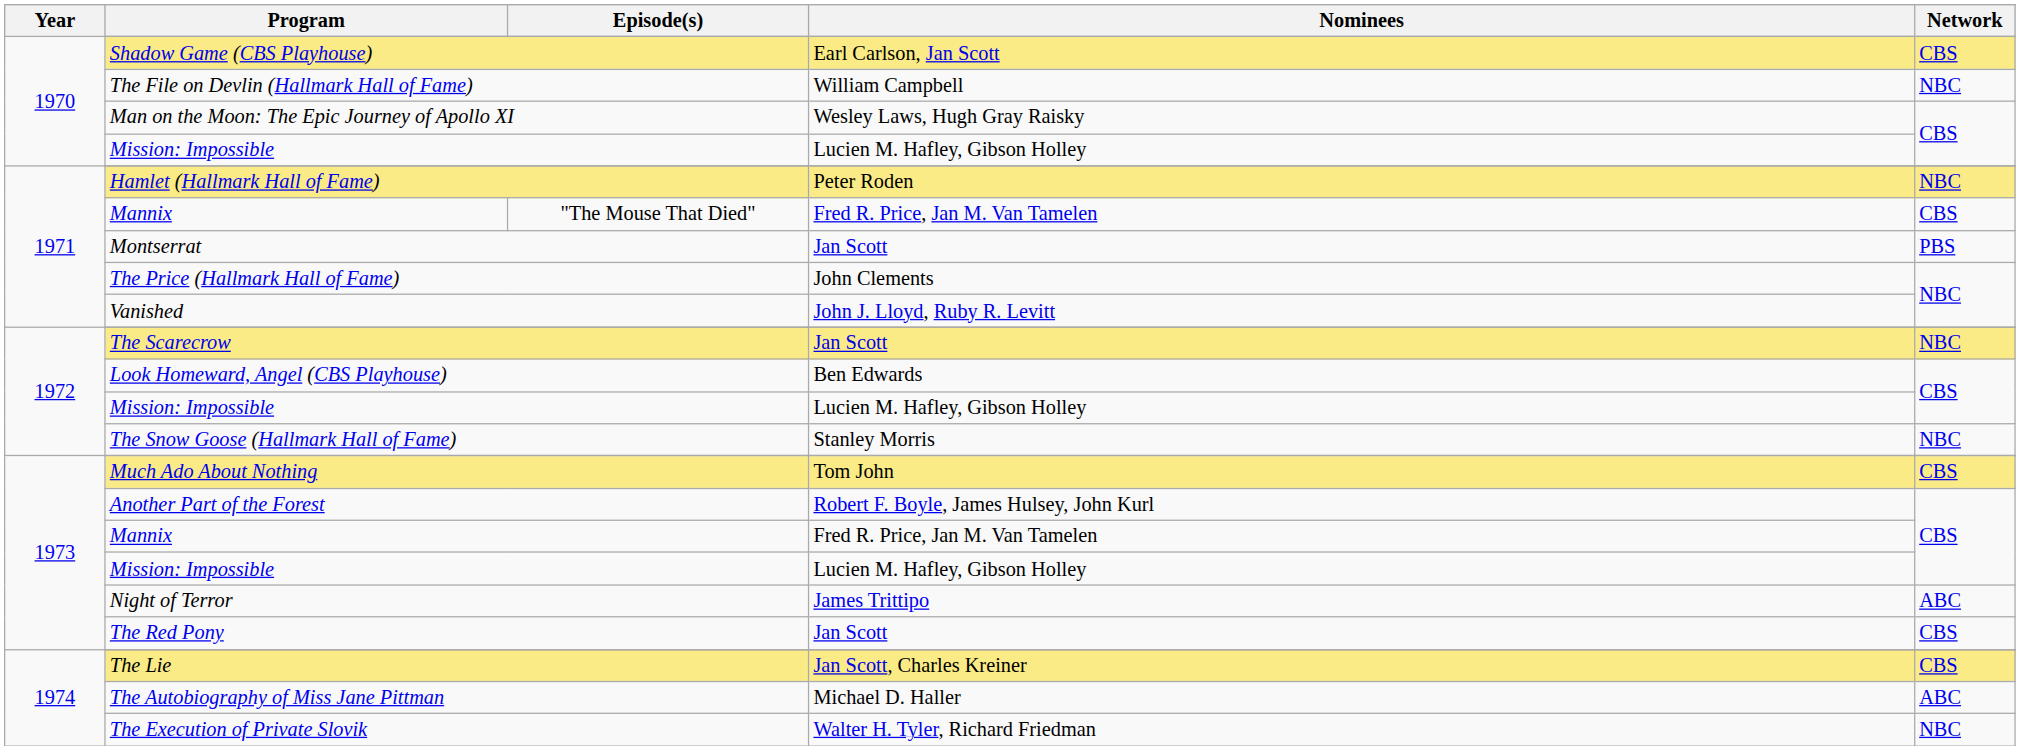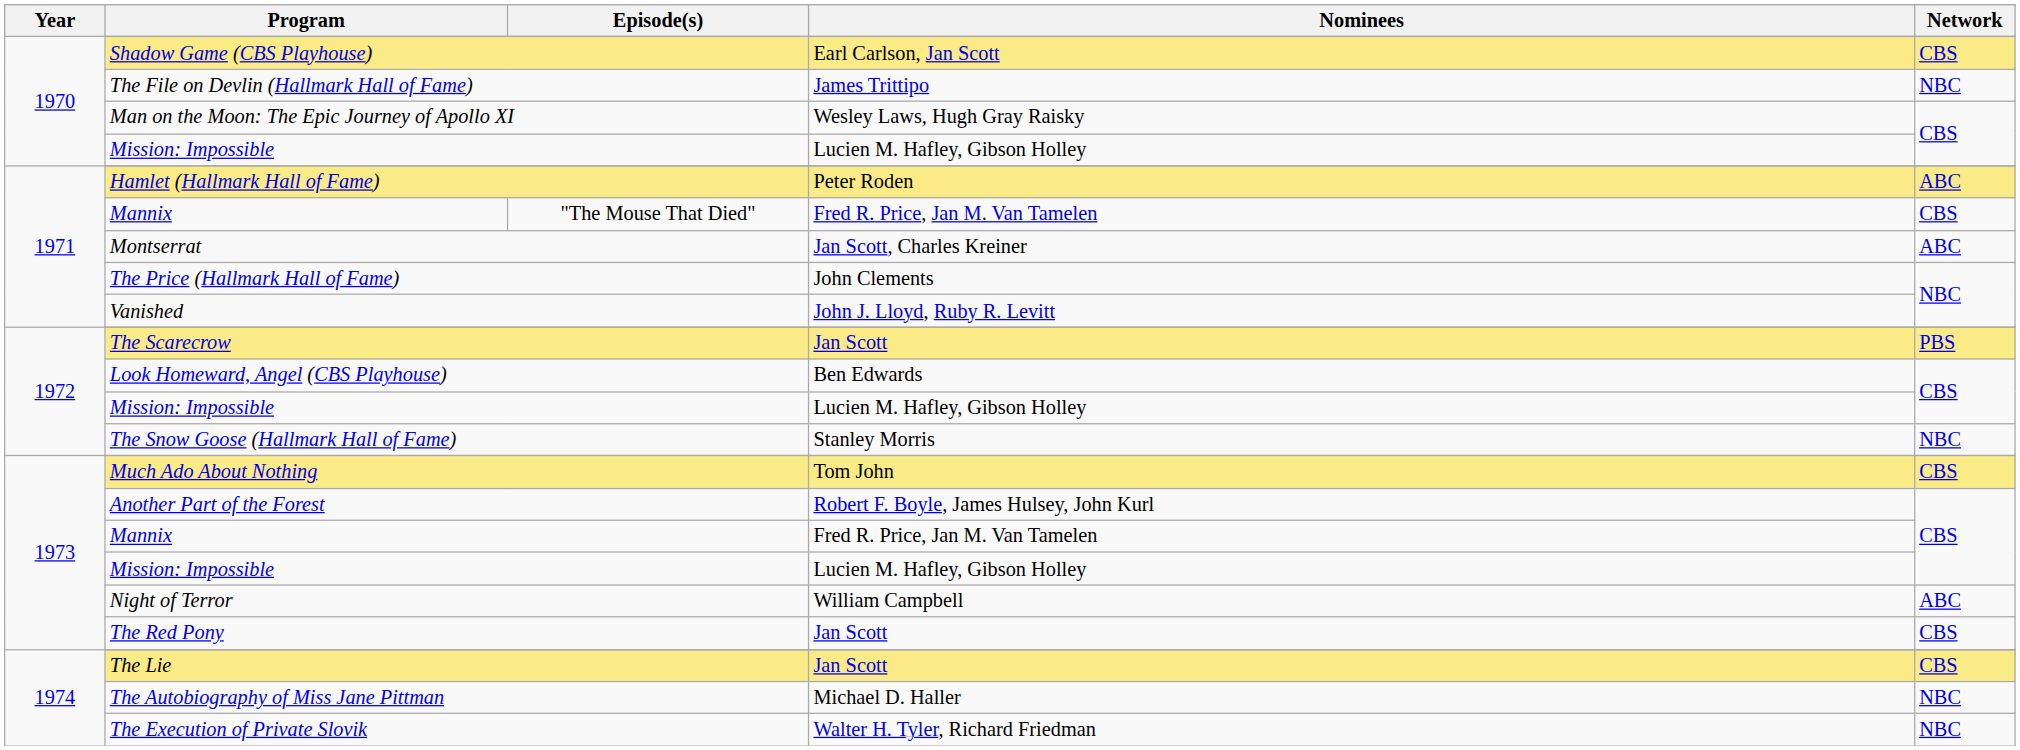(888, 85) William Campbell -> (871, 85) James Trittipo
(1940, 181) NBC -> (1940, 181) ABC
(850, 246) Jan Scott -> (920, 246) Jan Scott, Charles Kreiner
(1937, 246) PBS -> (1940, 246) ABC
(1940, 342) NBC -> (1937, 342) PBS
(871, 600) James Trittipo -> (888, 600) William Campbell
(920, 665) Jan Scott, Charles Kreiner -> (850, 665) Jan Scott
(1940, 697) ABC -> (1940, 697) NBC
